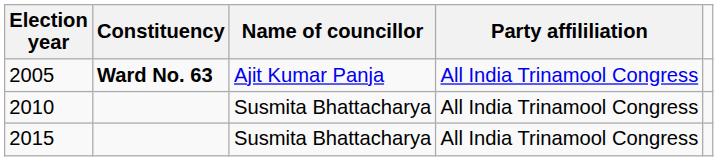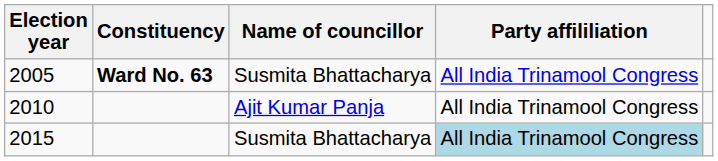(309, 75) Ajit Kumar Panja -> (333, 75) Susmita Bhattacharya
(333, 107) Susmita Bhattacharya -> (309, 107) Ajit Kumar Panja
(569, 139) no background -> (569, 139) lightblue background
